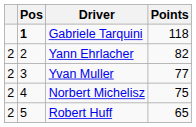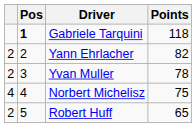(182, 74) 77 -> (182, 74) 78
(11, 93) 2 -> (11, 93) 4
